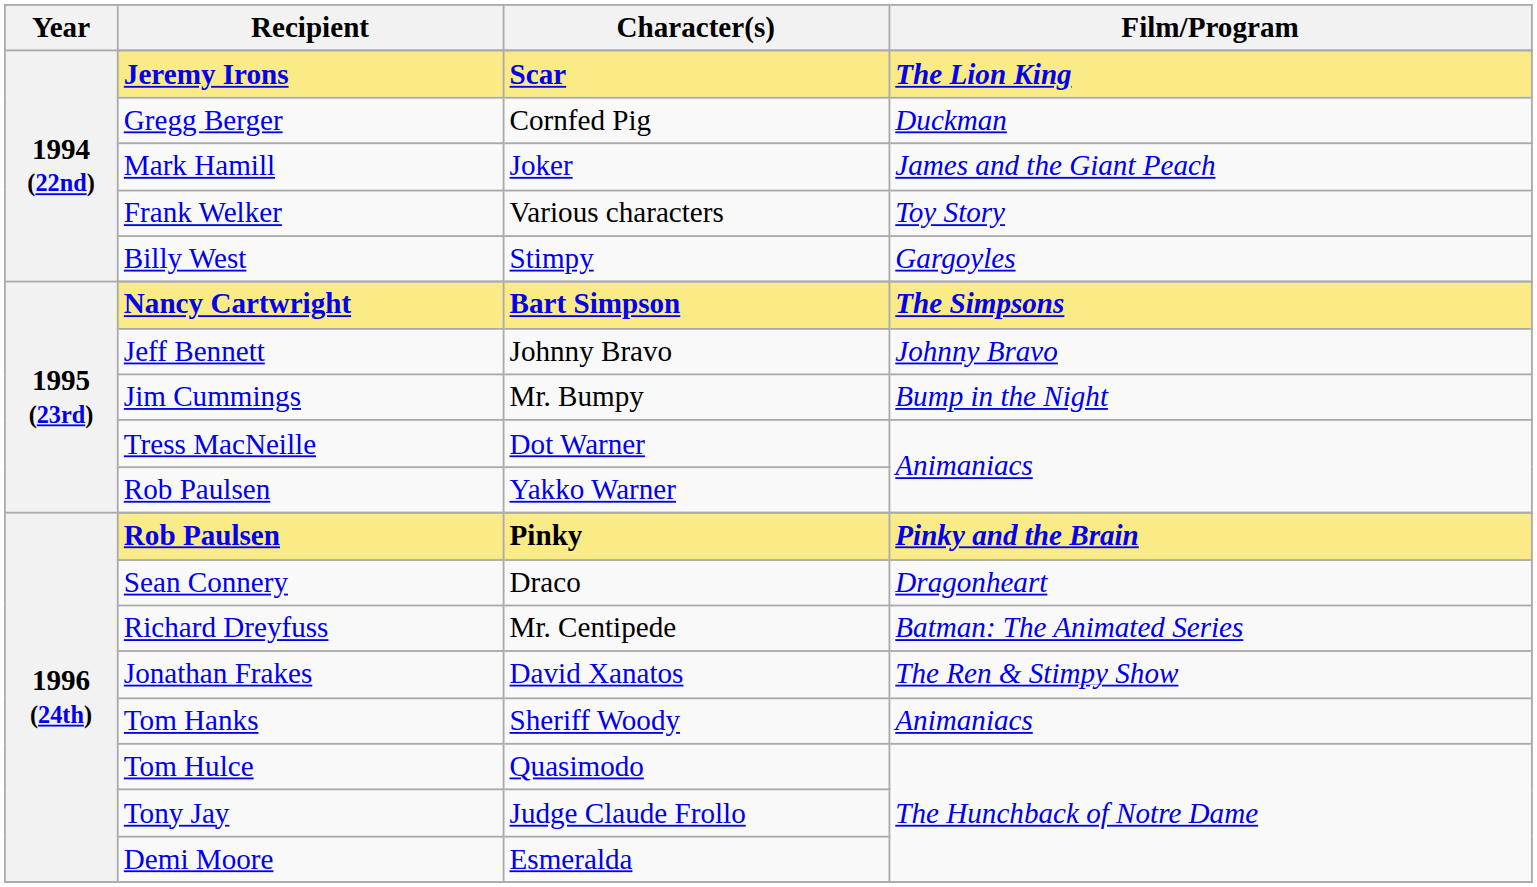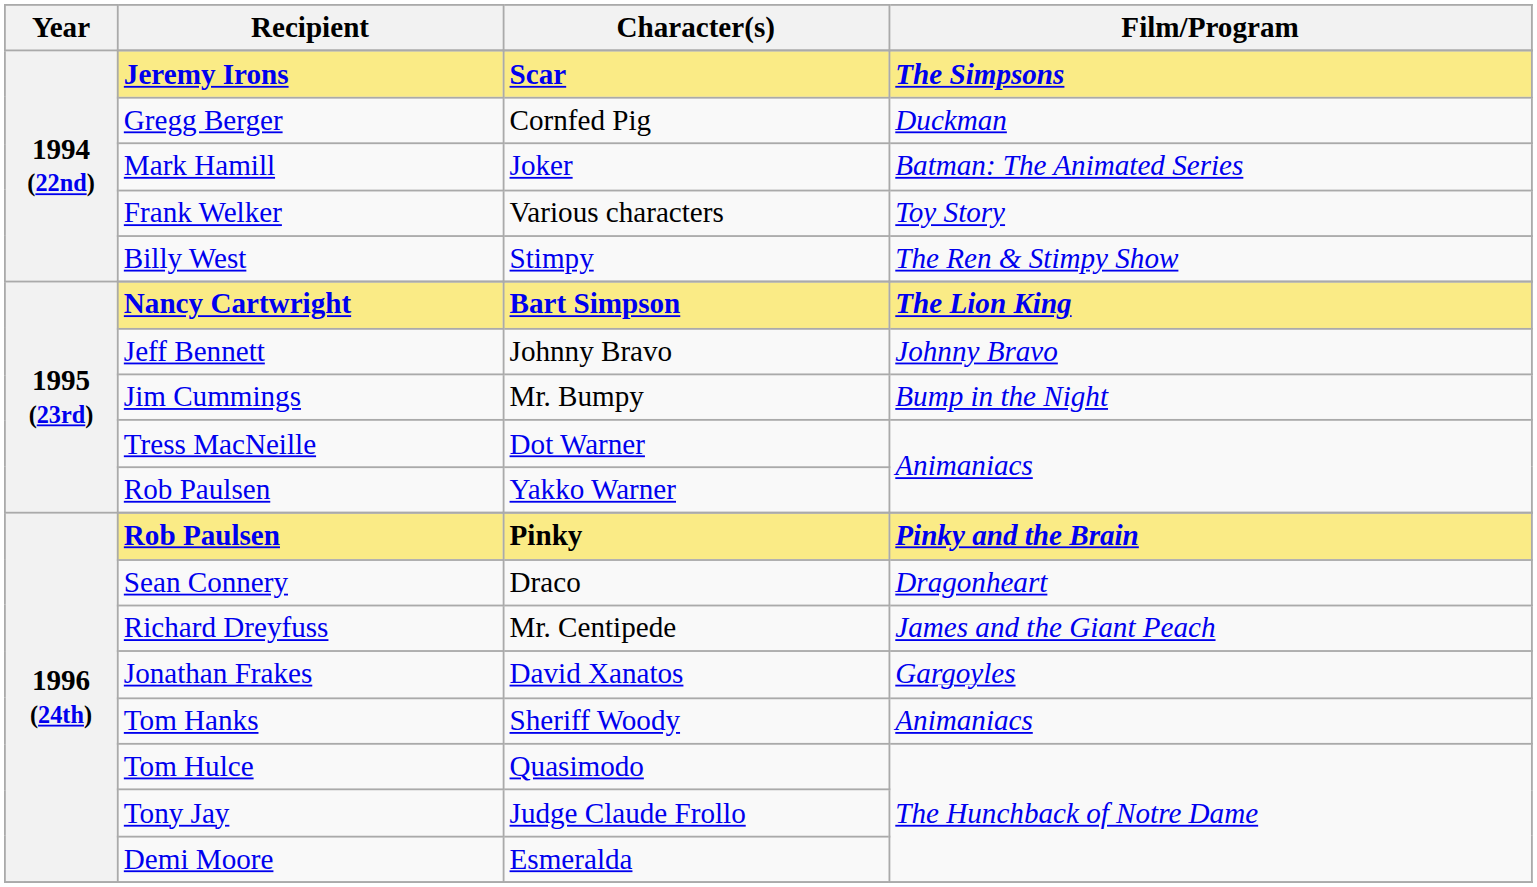(983, 73) The Lion King -> (980, 73) The Simpsons
(1055, 166) James and the Giant Peach -> (1069, 166) Batman: The Animated Series
(955, 258) Gargoyles -> (1037, 258) The Ren & Stimpy Show
(980, 304) The Simpsons -> (983, 304) The Lion King
(1069, 627) Batman: The Animated Series -> (1055, 627) James and the Giant Peach
(1037, 674) The Ren & Stimpy Show -> (955, 674) Gargoyles
